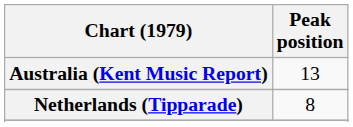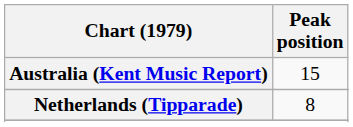(310, 73) 13 -> (310, 73) 15
